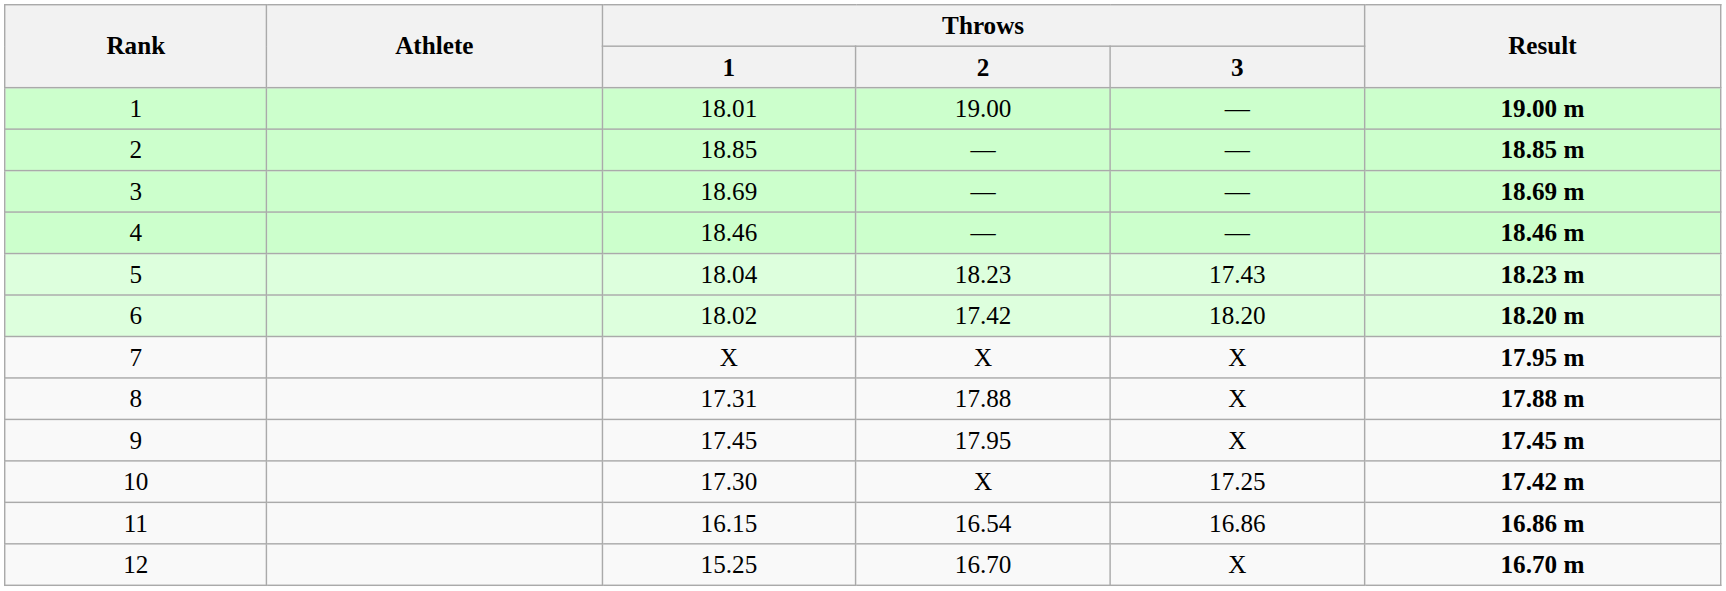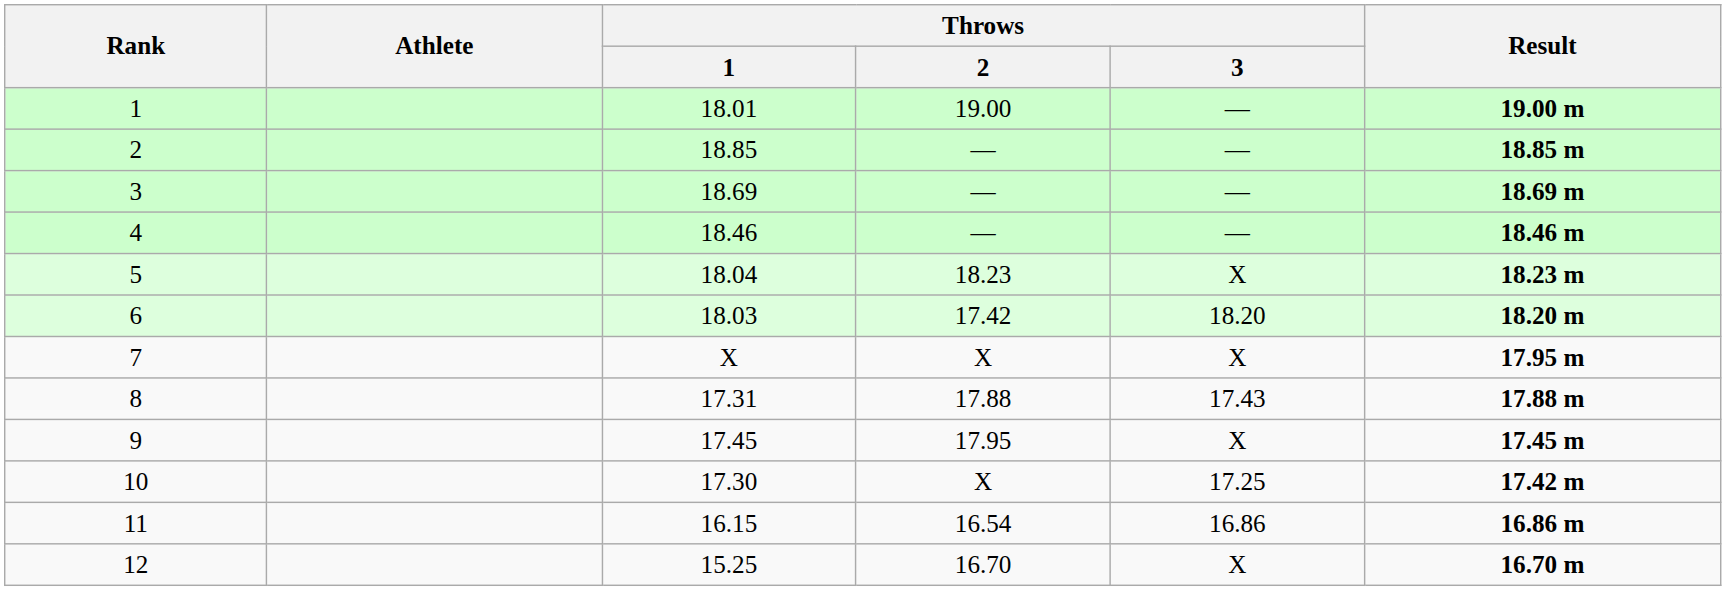(1237, 273) 17.43 -> (1237, 273) X
(729, 315) 18.02 -> (729, 315) 18.03
(1237, 398) X -> (1237, 398) 17.43
